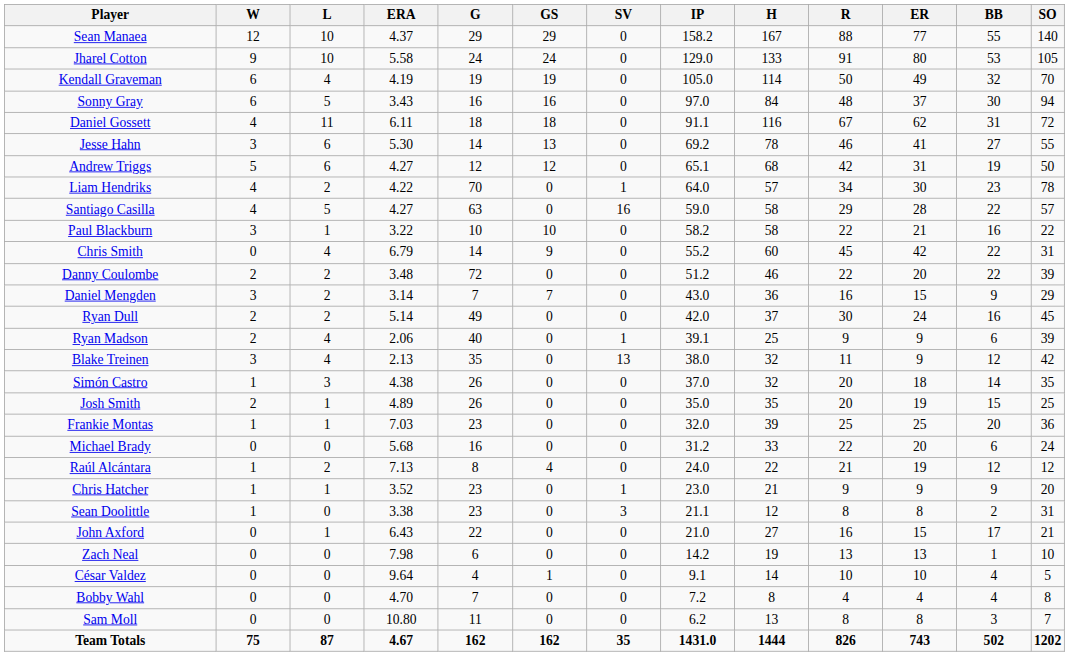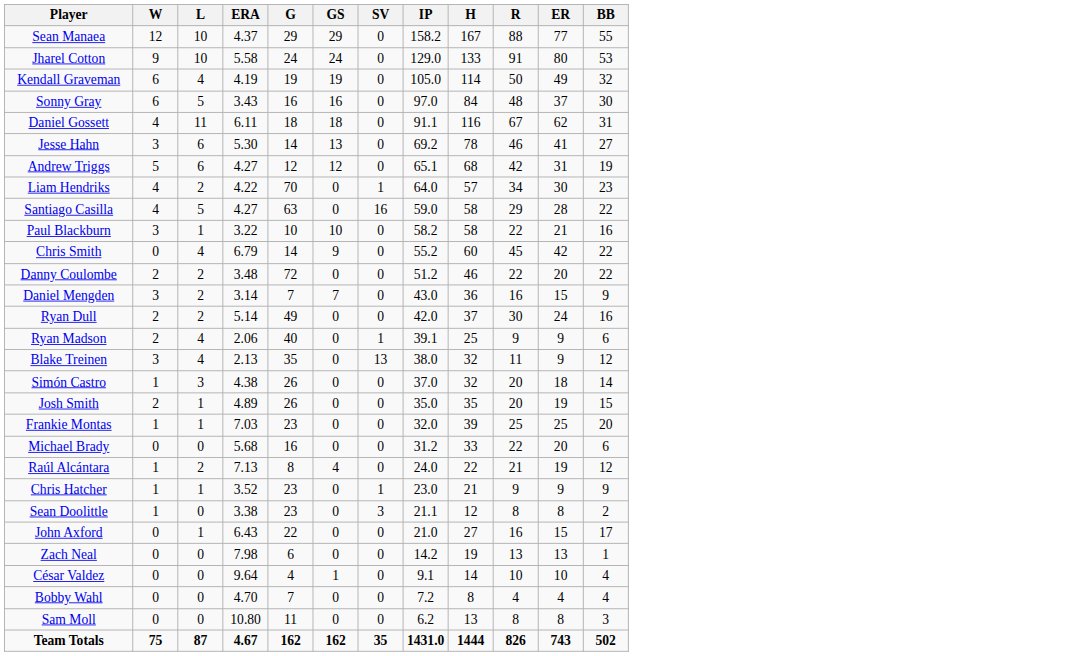- column: (1048, 15)
